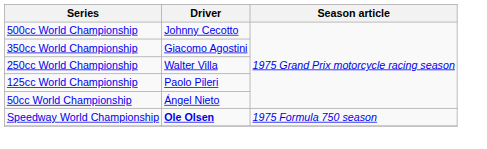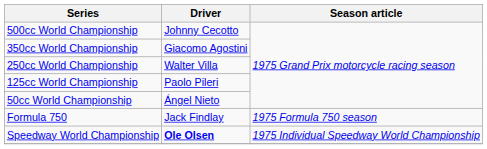+ row: (37, 117)
(315, 117) 1975 Formula 750 season -> (366, 135) 1975 Individual Speedway World Championship
